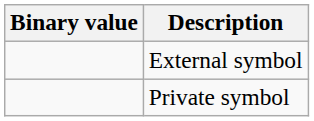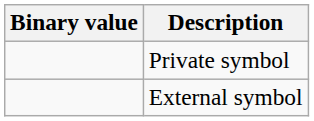rows swapped: (219, 97) <-> (226, 60)
